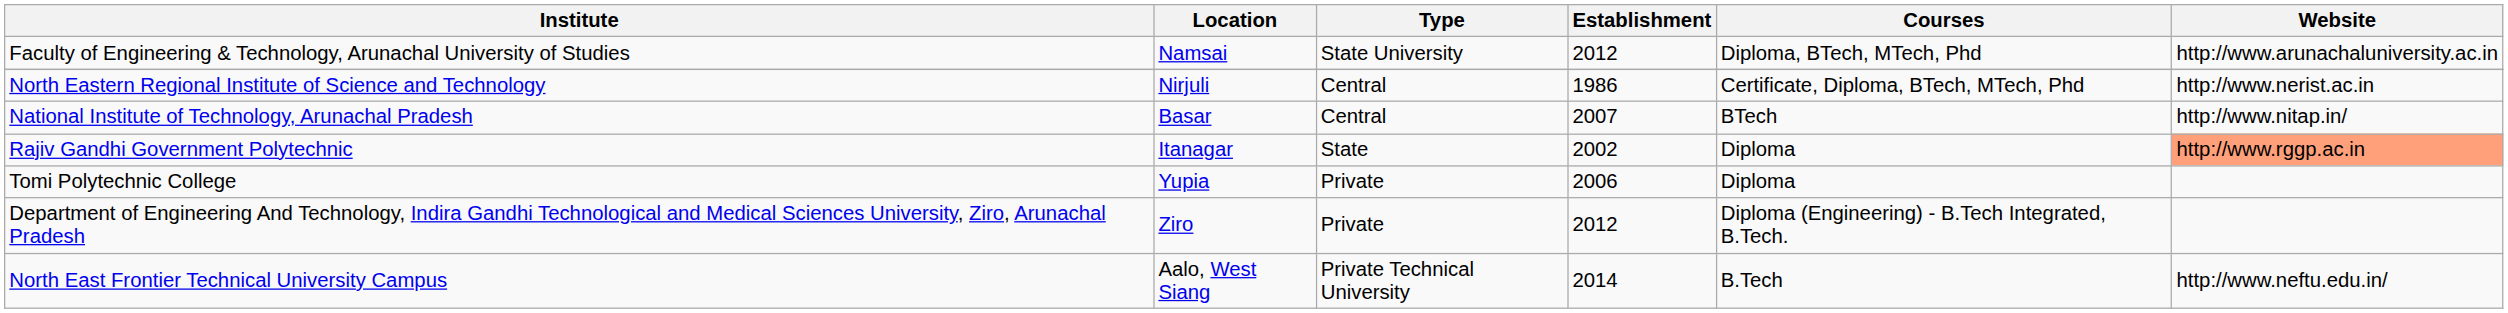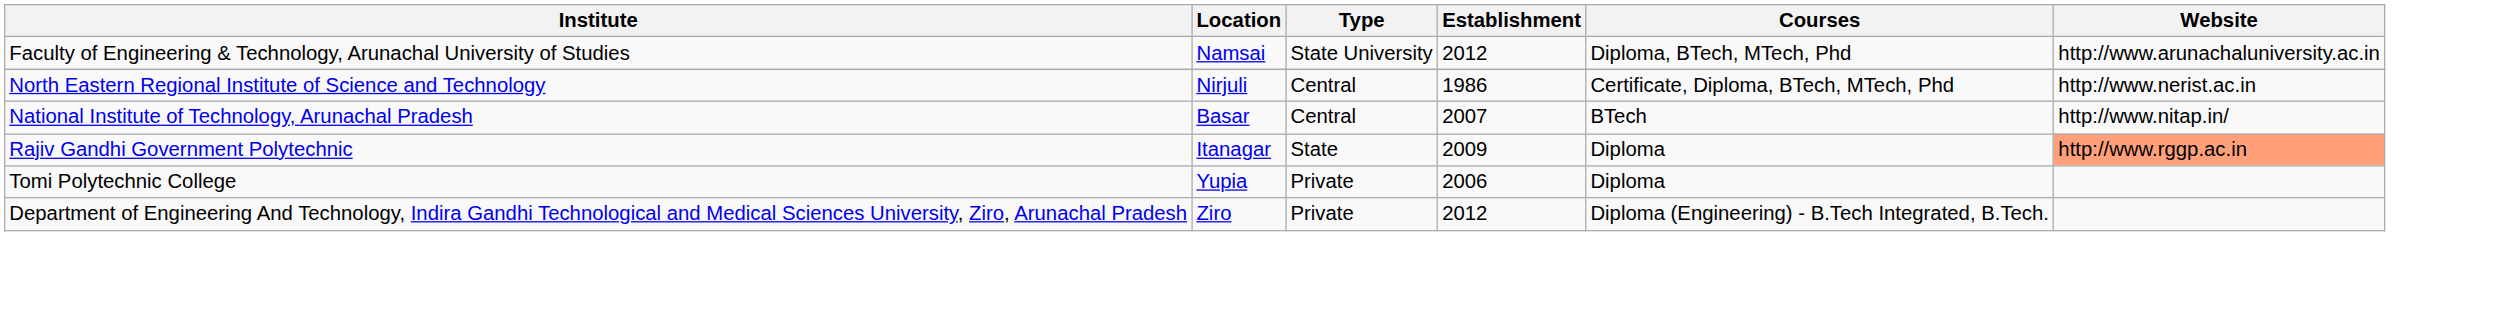(1595, 149) 2002 -> (1465, 149) 2009
- row: (228, 280)
